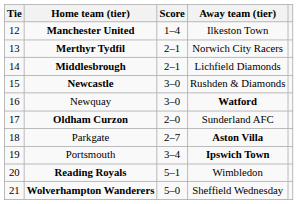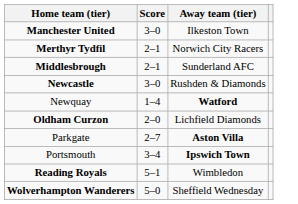- column: (14, 12)
(172, 30) 1–4 -> (152, 30) 3–0
(238, 66) Lichfield Diamonds -> (218, 66) Sunderland AFC
(172, 101) 3–0 -> (152, 101) 1–4
(238, 119) Sunderland AFC -> (218, 119) Lichfield Diamonds
